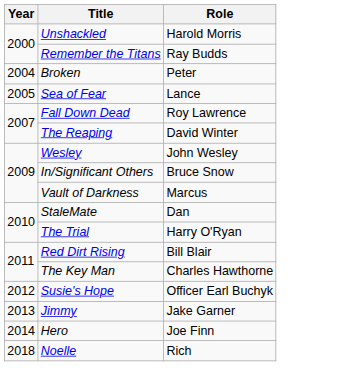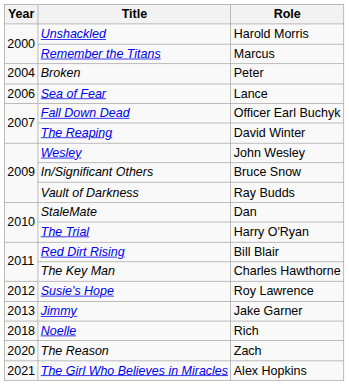(197, 53) Ray Budds -> (254, 53) Marcus
(21, 93) 2005 -> (21, 93) 2006
(206, 113) Roy Lawrence -> (287, 113) Officer Earl Buchyk
(187, 192) Marcus -> (264, 192) Ray Budds
(220, 291) Officer Earl Buchyk -> (274, 291) Roy Lawrence
- row: (54, 331)
+ row: (75, 350)
+ row: (134, 370)
